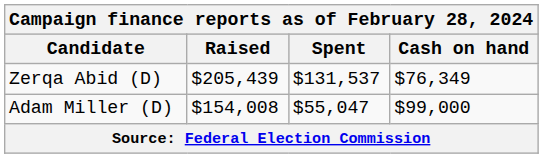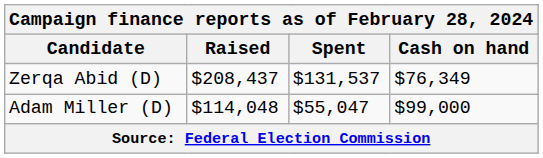(235, 79) $205,439 -> (235, 79) $208,437
(235, 109) $154,008 -> (235, 109) $114,048
